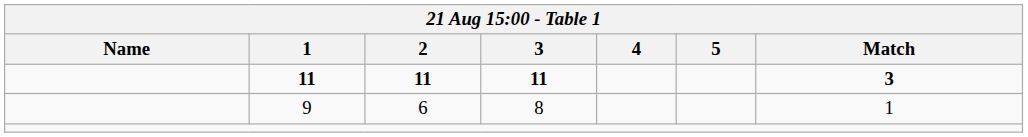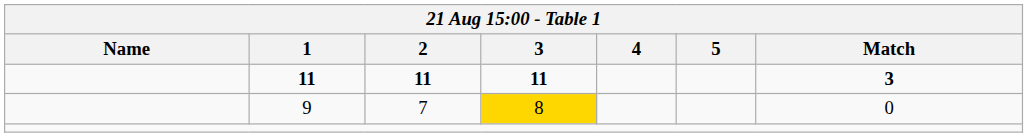(423, 108) 6 -> (423, 108) 7
(539, 108) no background -> (539, 108) gold background
(889, 108) 1 -> (889, 108) 0
